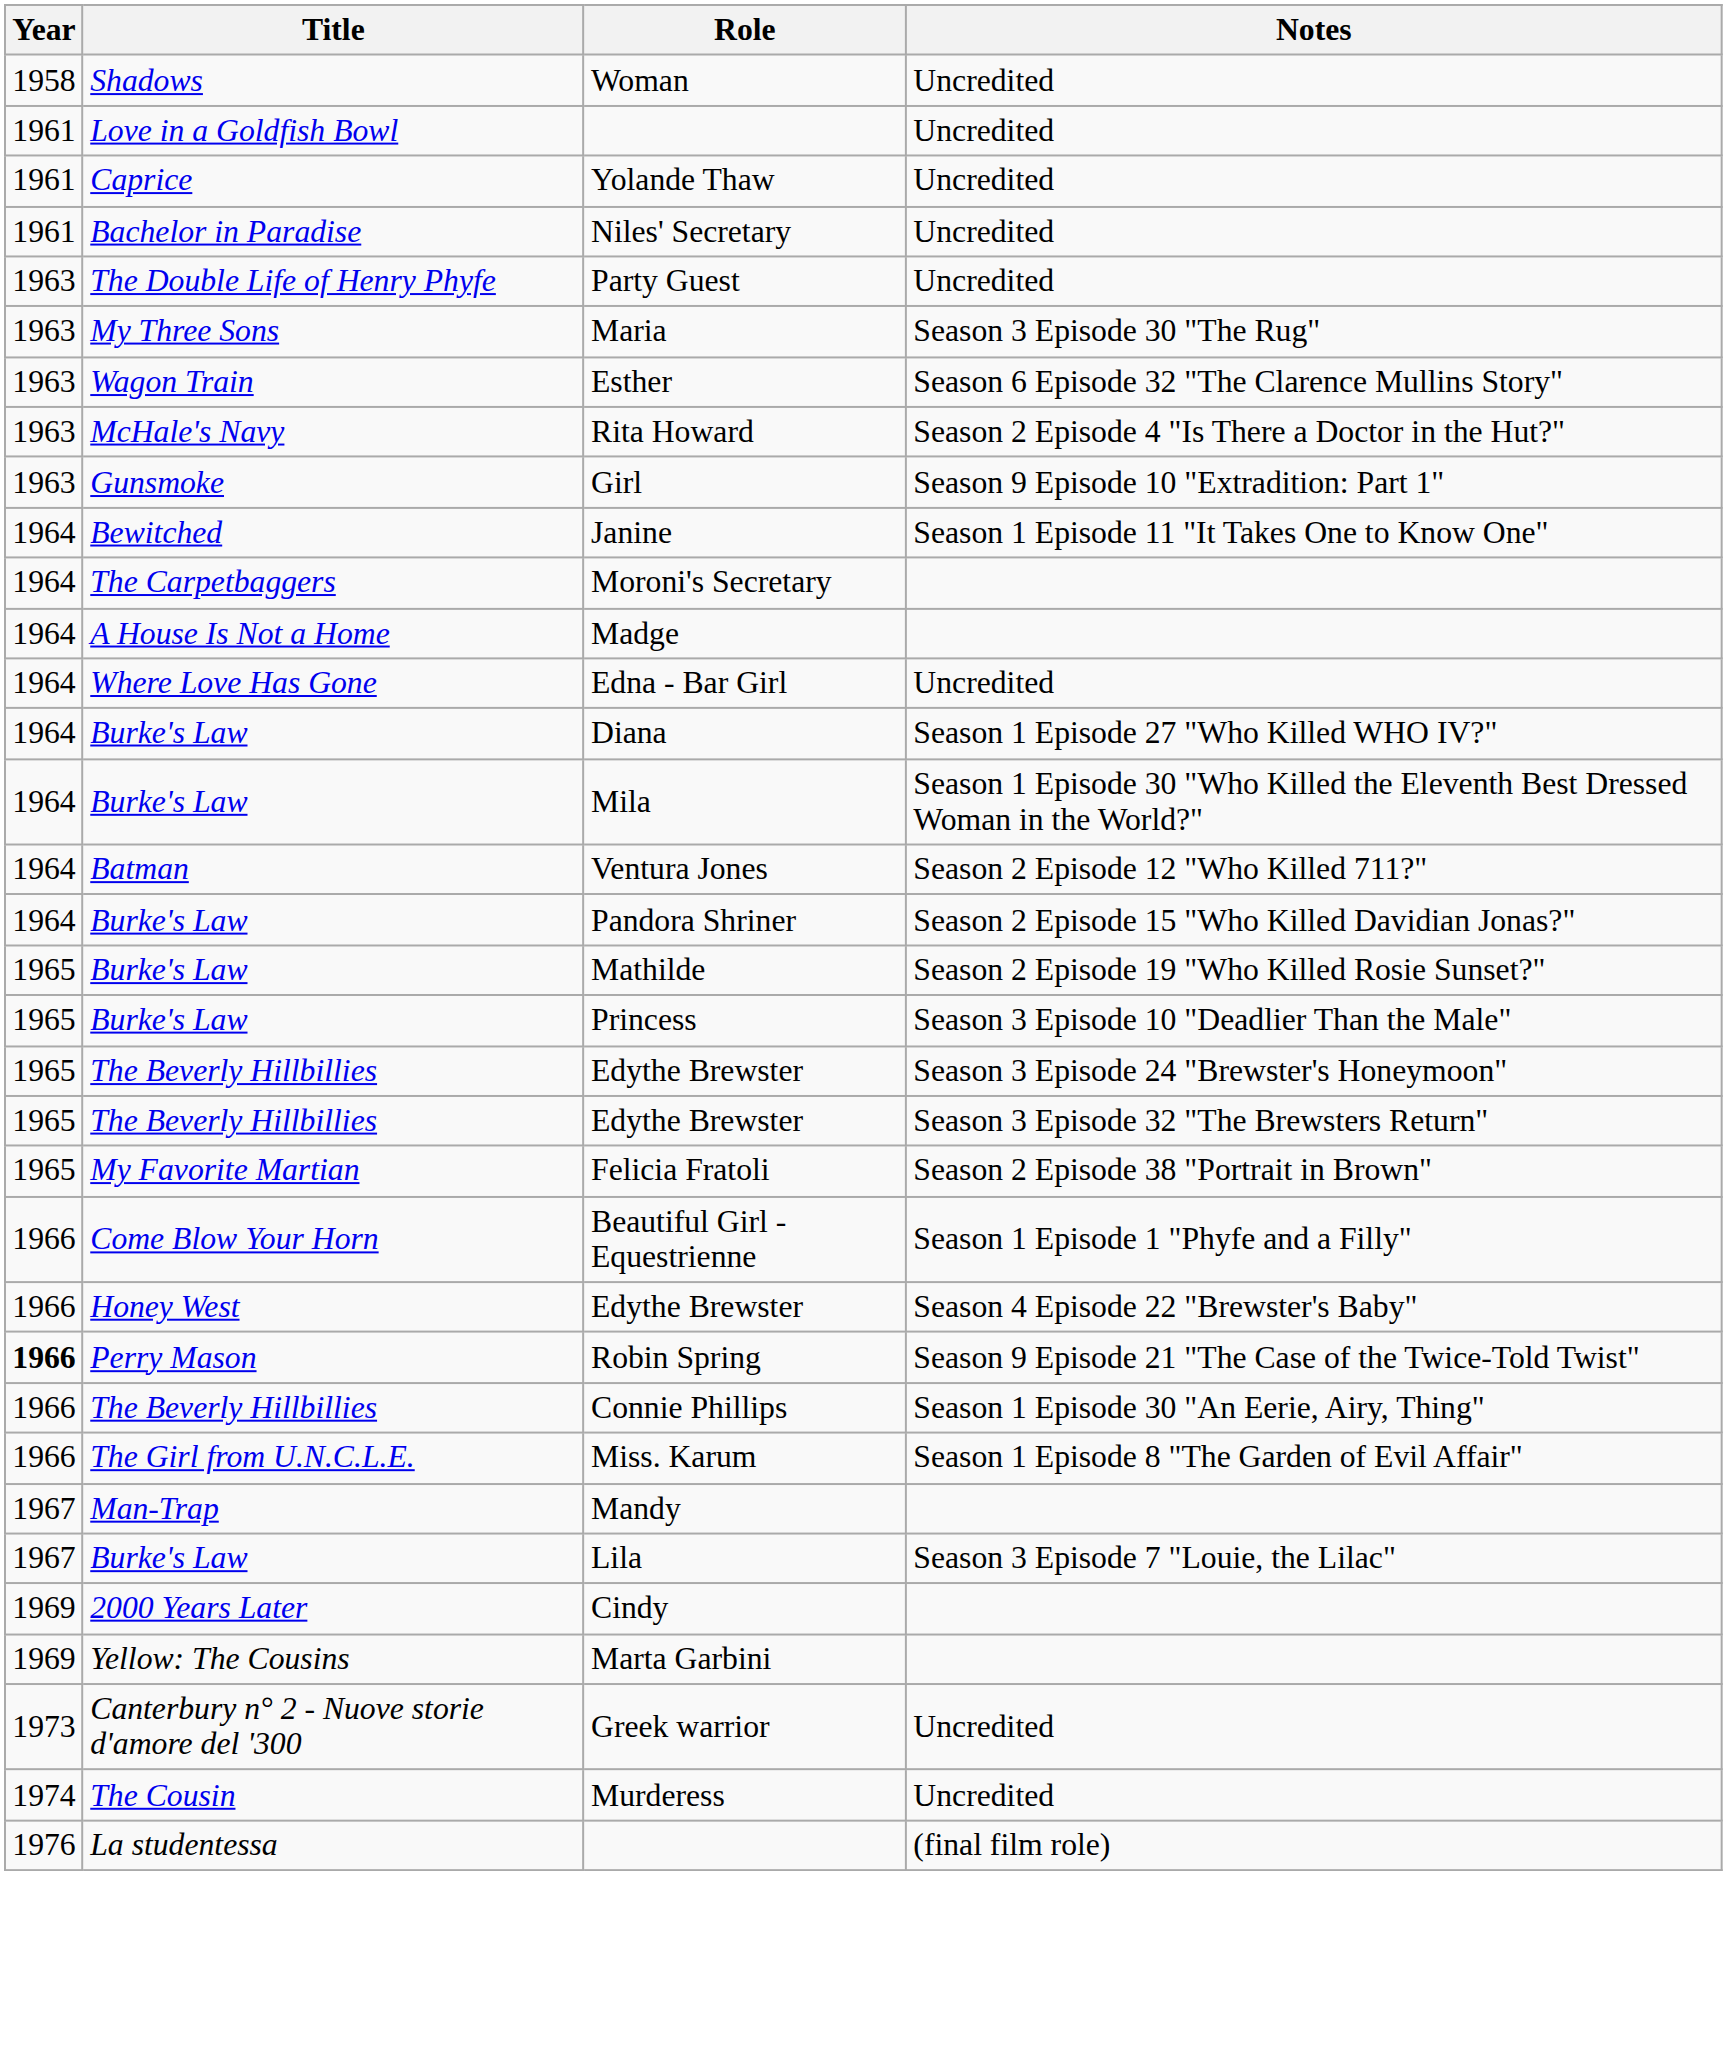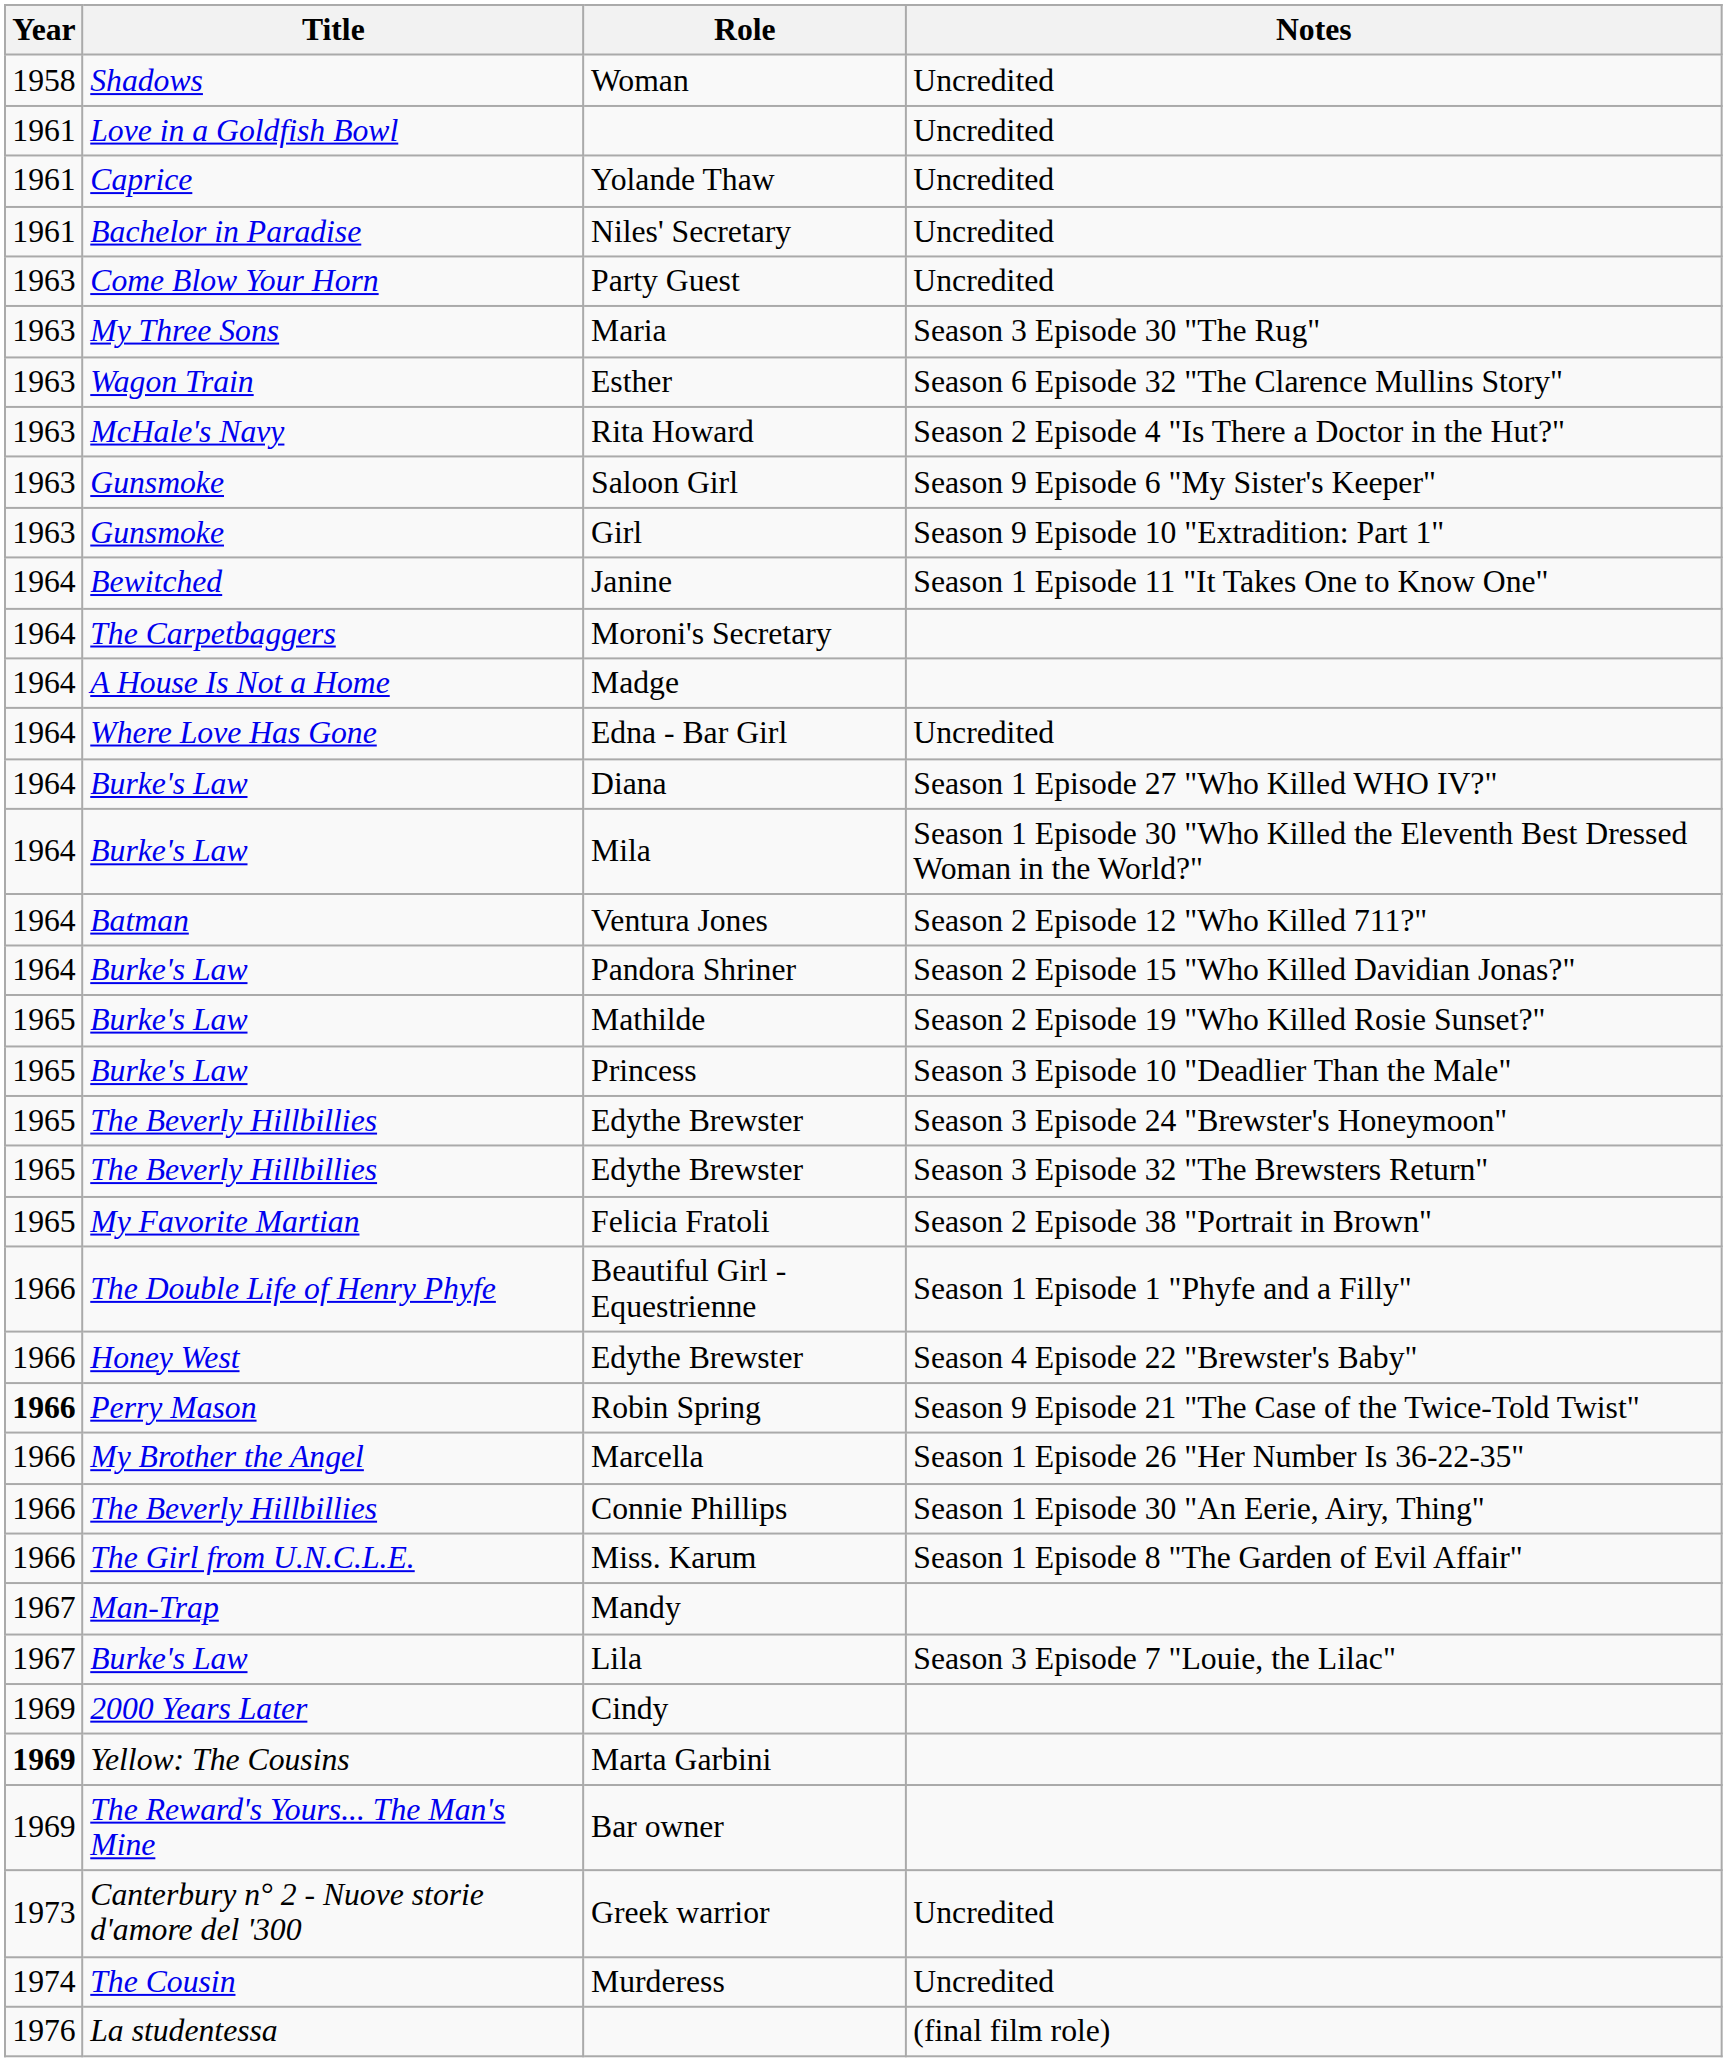(293, 280) The Double Life of Henry Phyfe -> (234, 280) Come Blow Your Horn
+ row: (664, 481)
(234, 1238) Come Blow Your Horn -> (293, 1288) The Double Life of Henry Phyfe
+ row: (647, 1457)
(44, 1658) normal -> (44, 1758) bold
+ row: (657, 1826)
